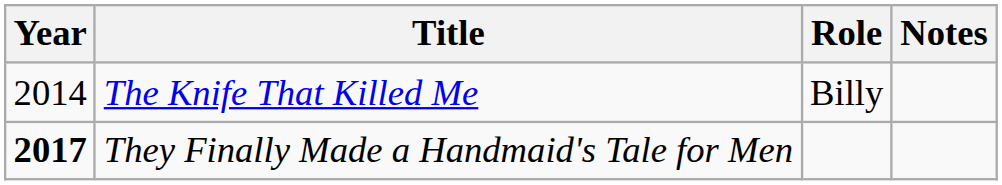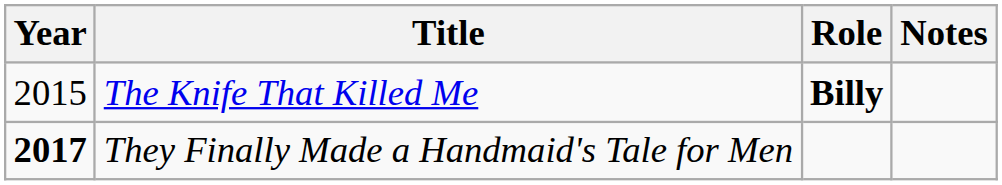(50, 91) 2014 -> (50, 91) 2015
(847, 91) normal -> (847, 91) bold
